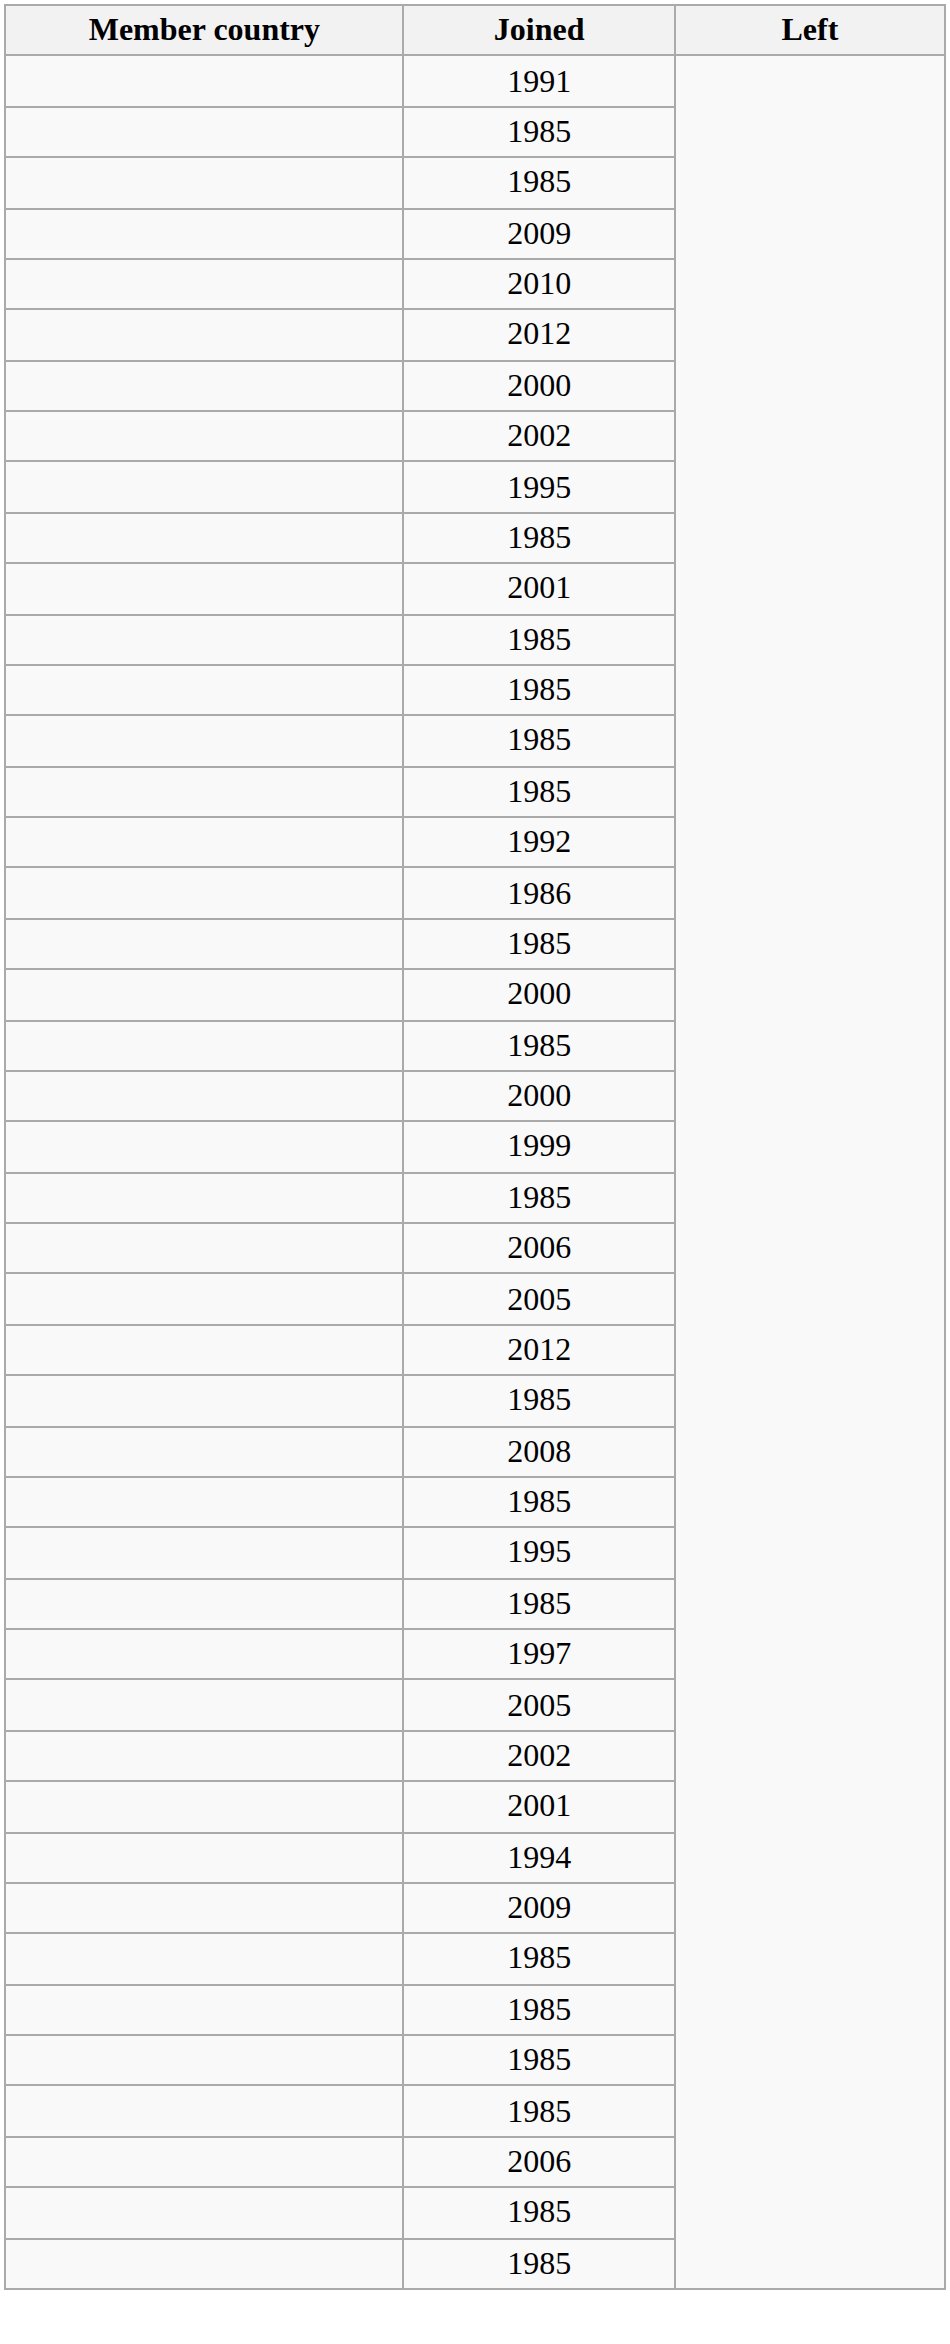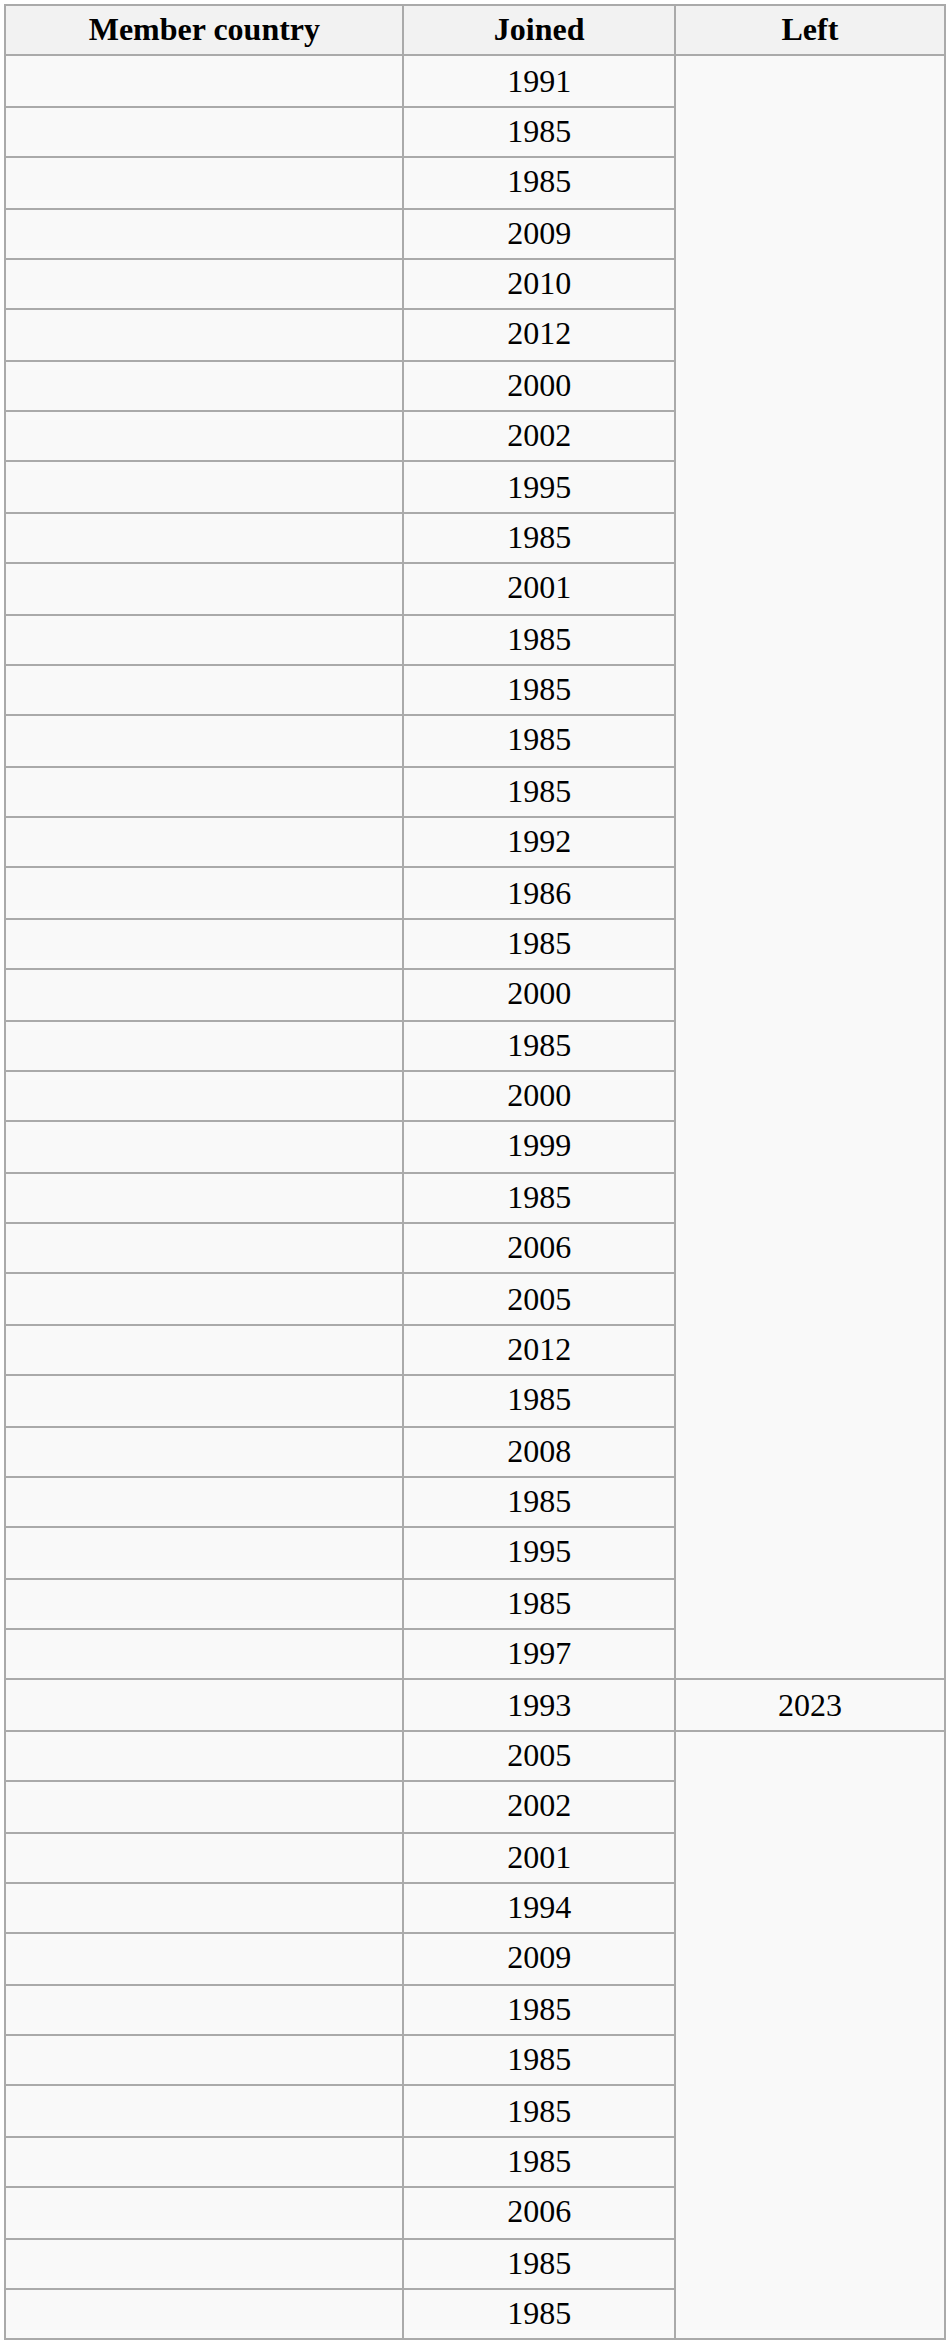+ row: (539, 1704)
